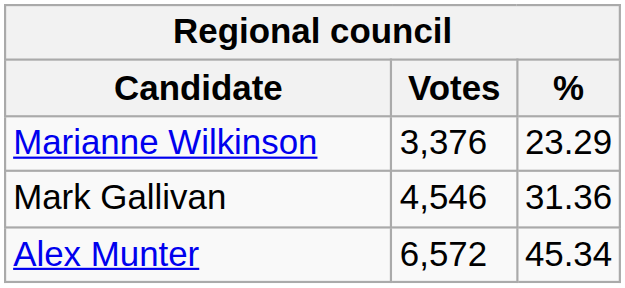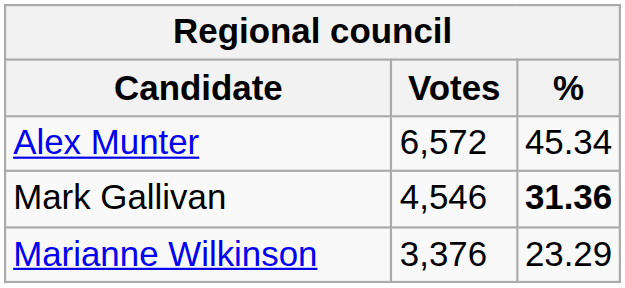rows swapped: (106, 253) <-> (165, 142)
(569, 198) normal -> (569, 198) bold
